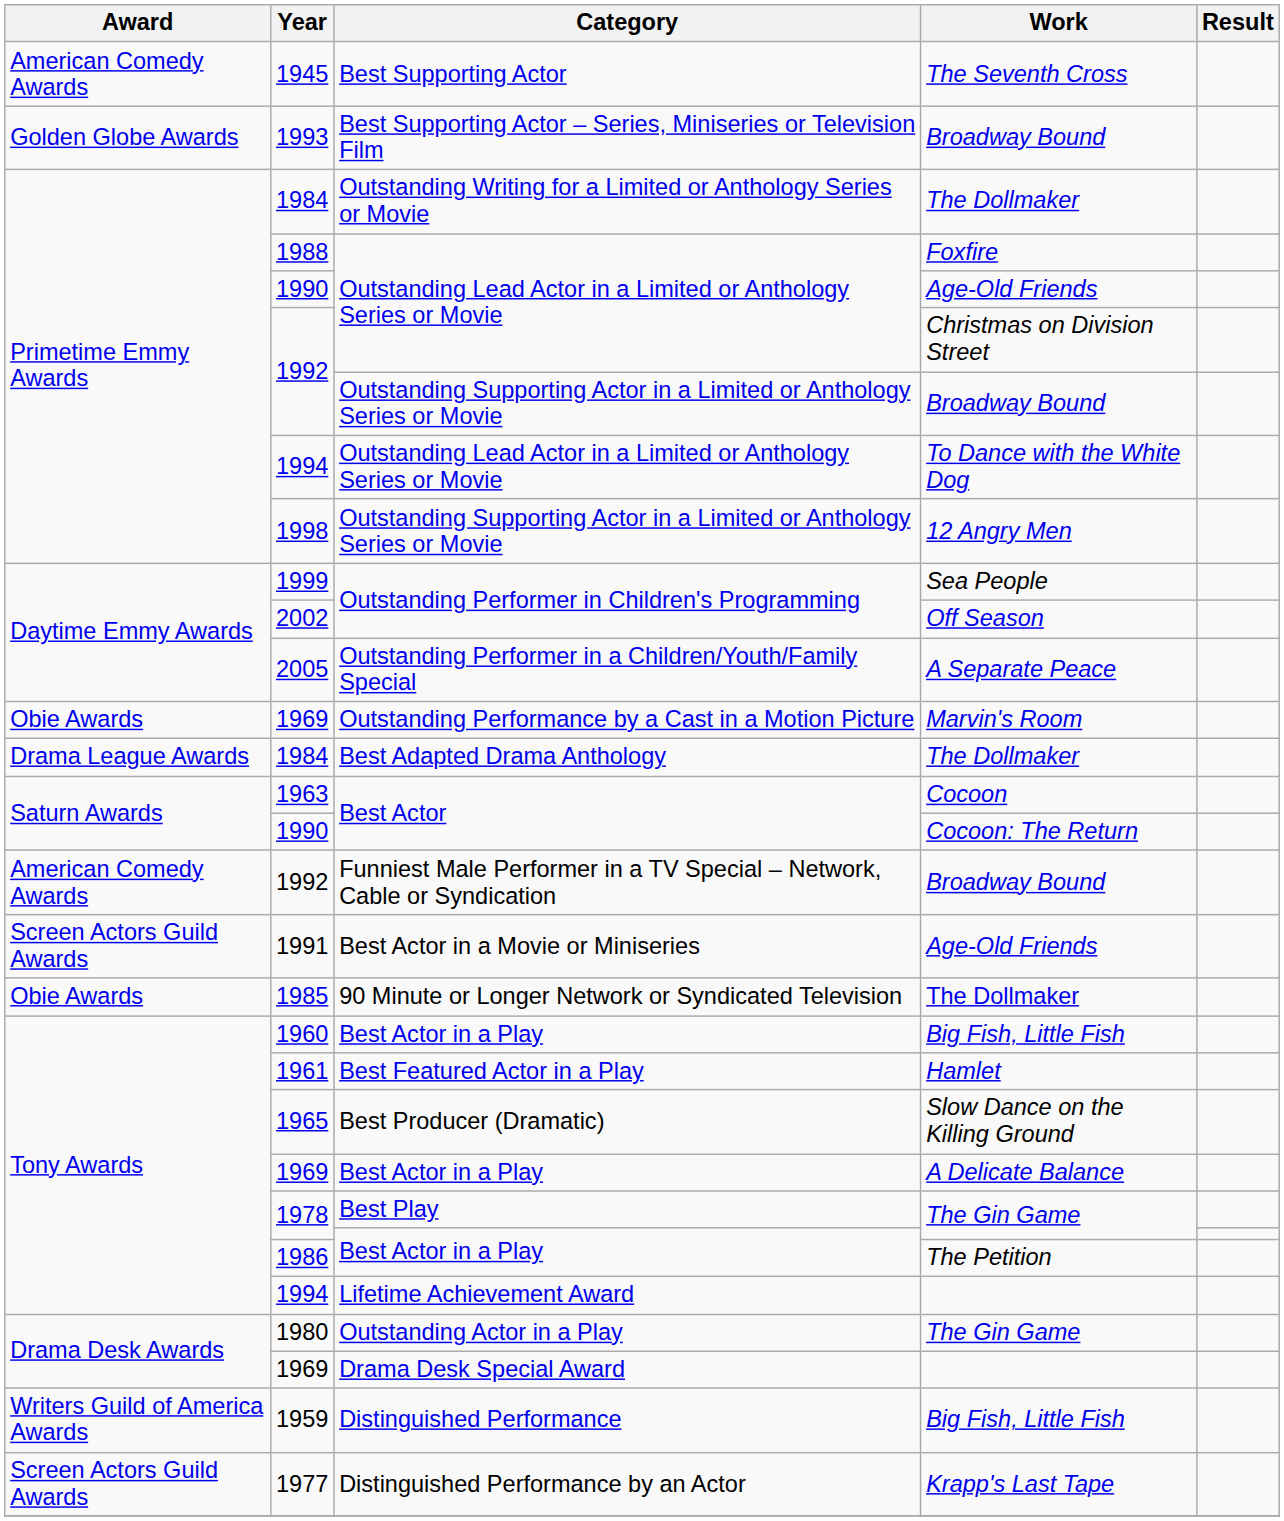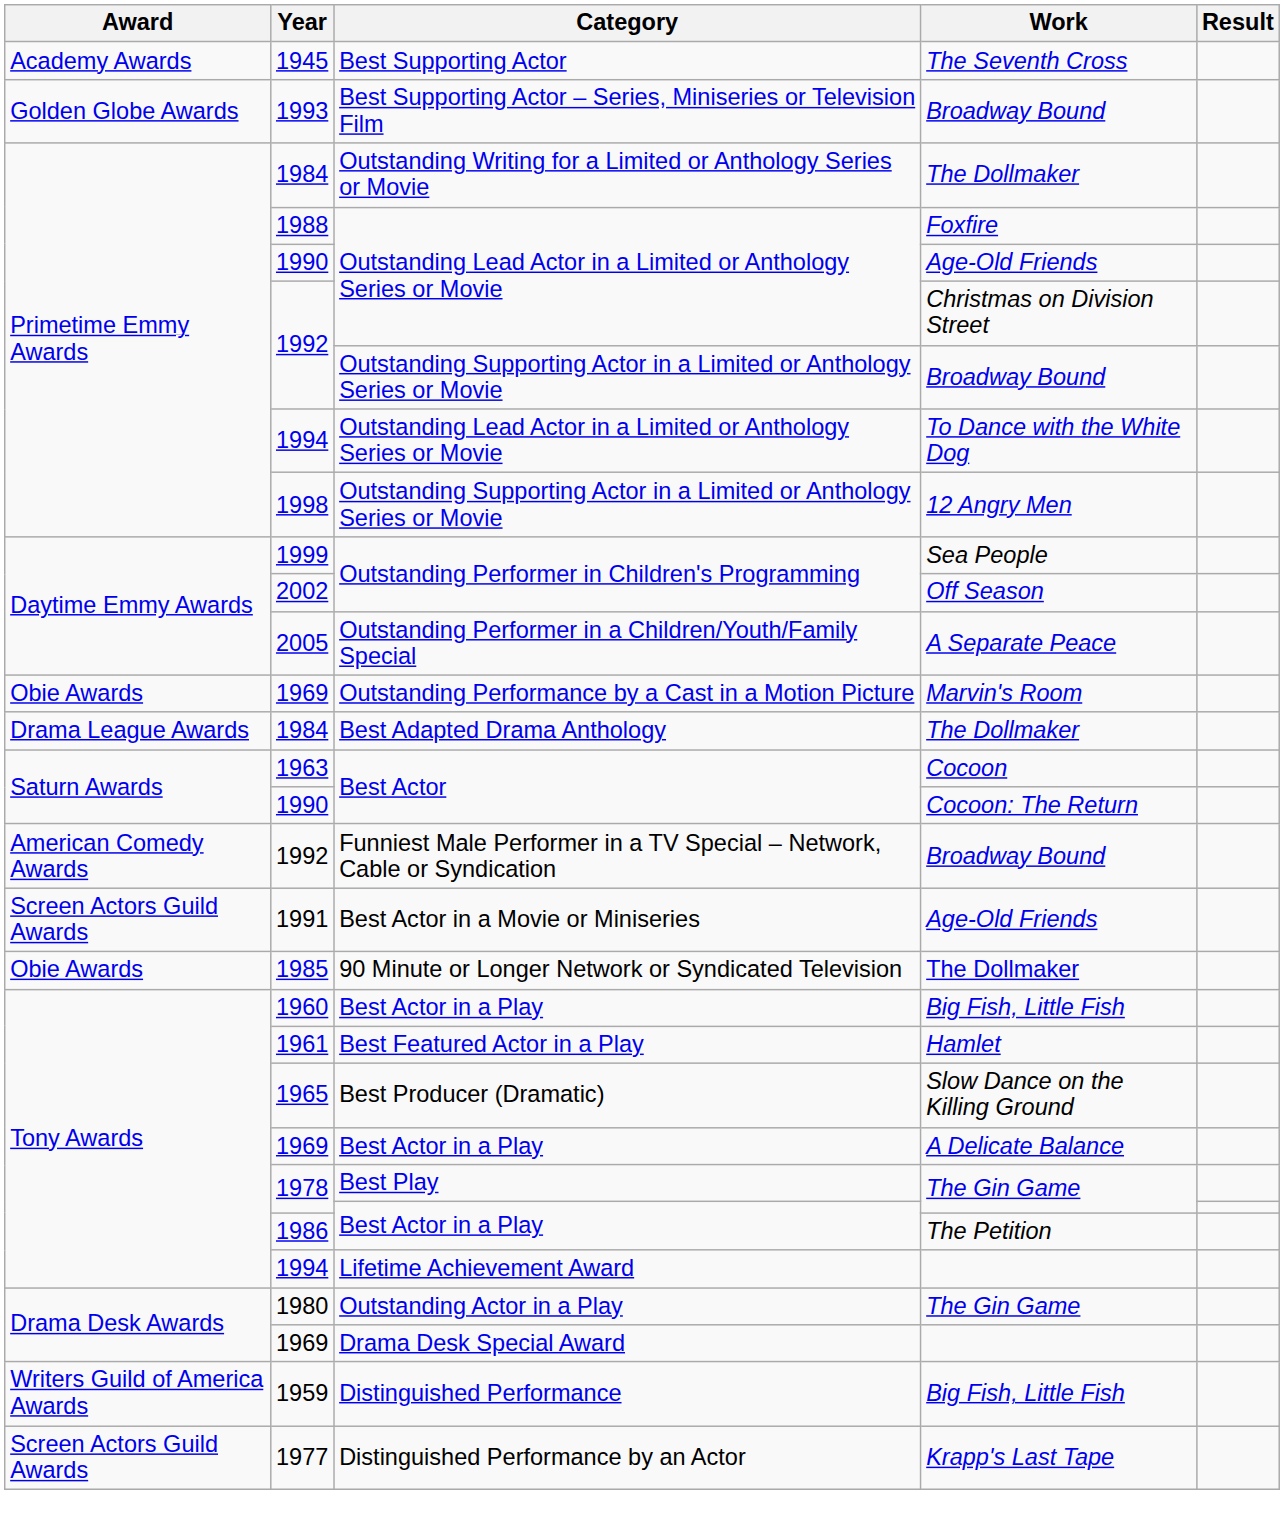(107, 73) American Comedy Awards -> (101, 60) Academy Awards
